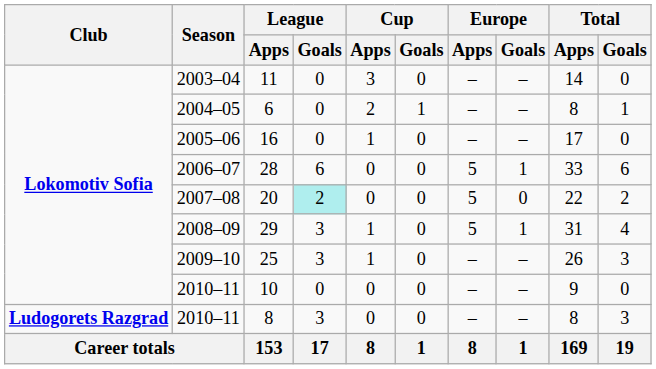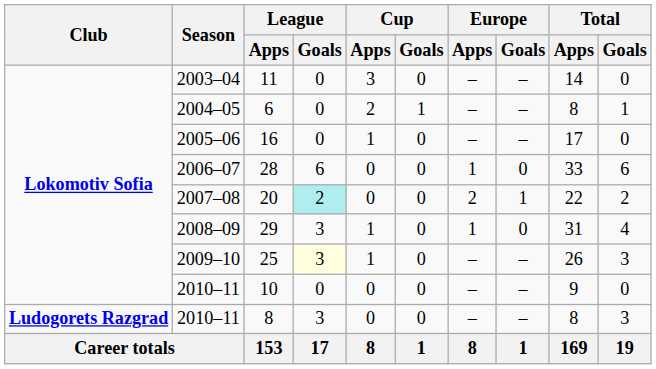(472, 169) 5 -> (472, 169) 1
(523, 169) 1 -> (523, 169) 0
(472, 199) 5 -> (472, 199) 2
(523, 199) 0 -> (523, 199) 1
(472, 229) 5 -> (472, 229) 1
(523, 229) 1 -> (523, 229) 0
(320, 259) no background -> (320, 259) lightyellow background
